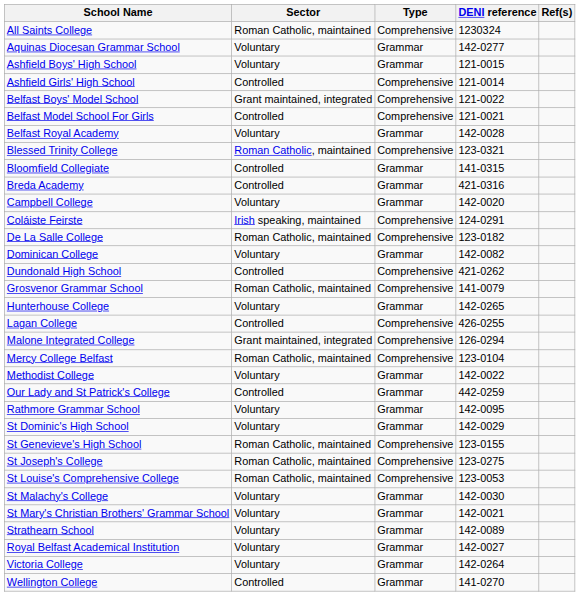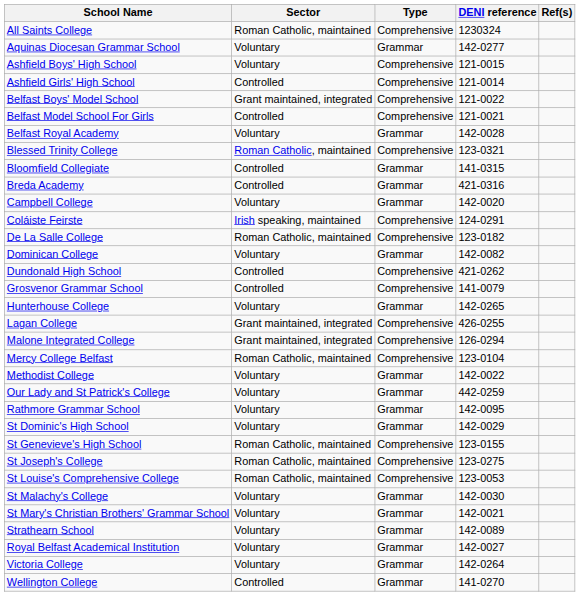(400, 64) Grammar -> (415, 64) Comprehensive
(303, 289) Roman Catholic, maintained -> (259, 289) Controlled
(259, 323) Controlled -> (303, 323) Grant maintained, integrated
(259, 392) Controlled -> (257, 392) Voluntary
